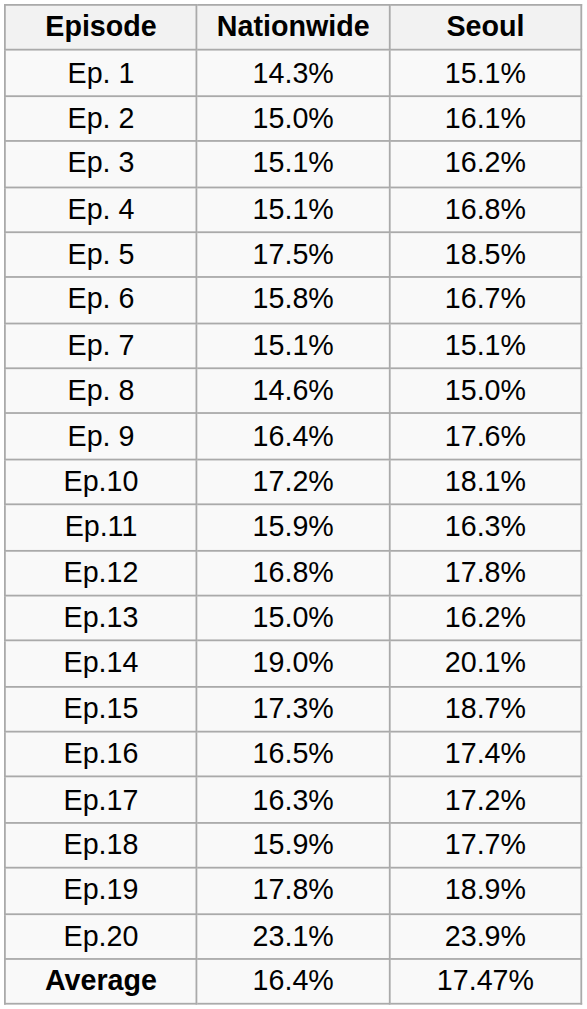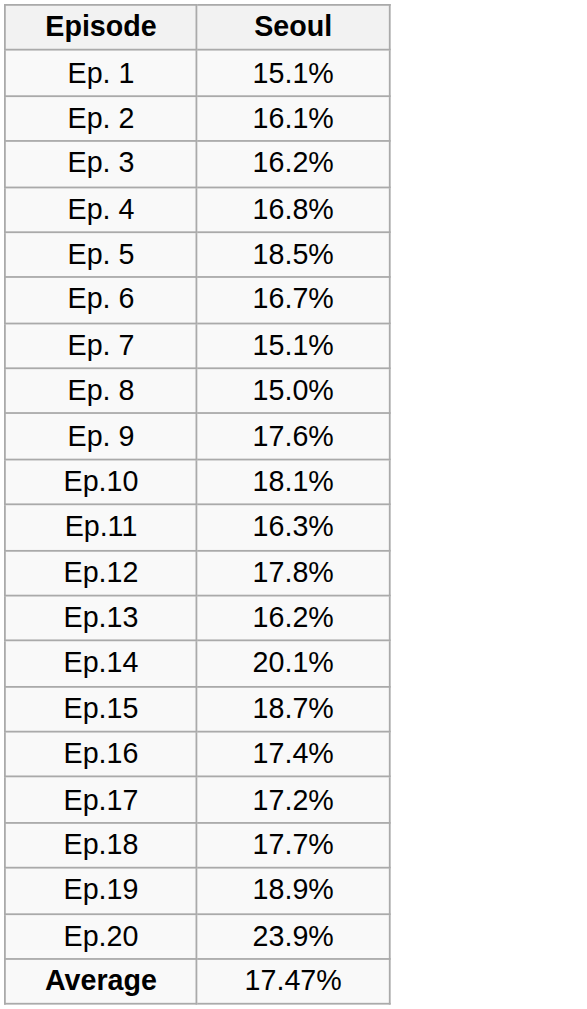- column: (293, 27)
